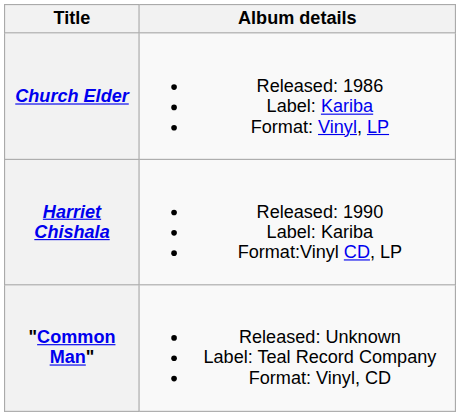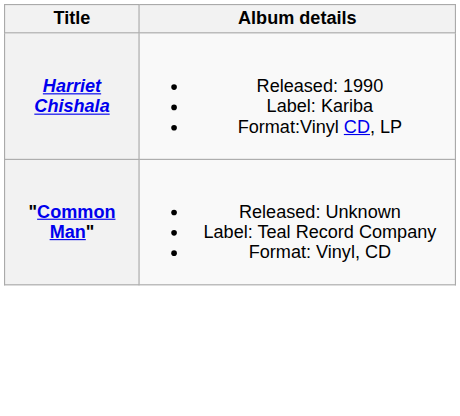- row: (72, 96)
